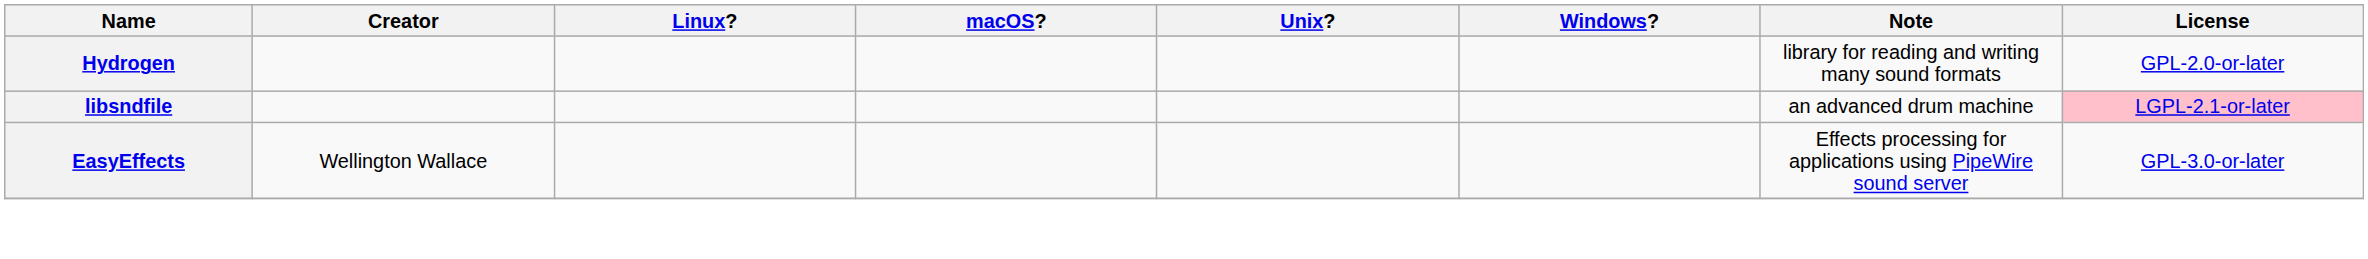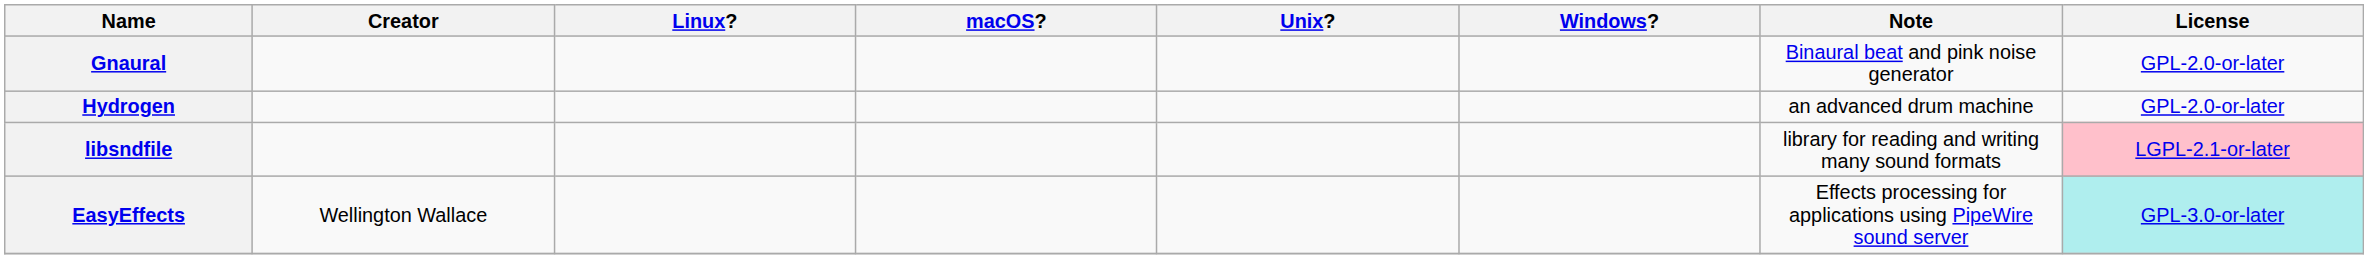+ row: (129, 64)
(1911, 64) library for reading and writing many sound formats -> (1911, 107) an advanced drum machine
(1911, 107) an advanced drum machine -> (1911, 150) library for reading and writing many sound formats
(2213, 161) no background -> (2213, 215) paleturquoise background
